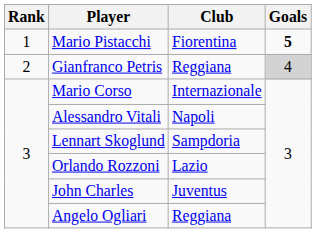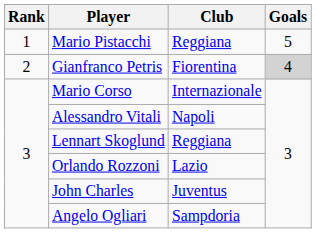(204, 41) Fiorentina -> (202, 41) Reggiana
(288, 41) bold -> (288, 41) normal
(202, 66) Reggiana -> (204, 66) Fiorentina
(206, 141) Sampdoria -> (202, 141) Reggiana
(202, 215) Reggiana -> (206, 215) Sampdoria
